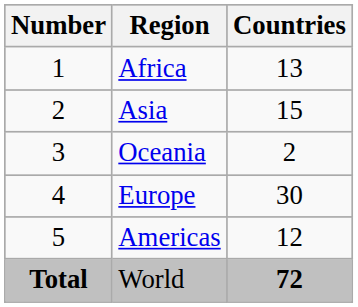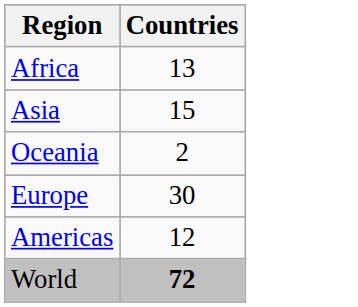- column: (58, 25)
